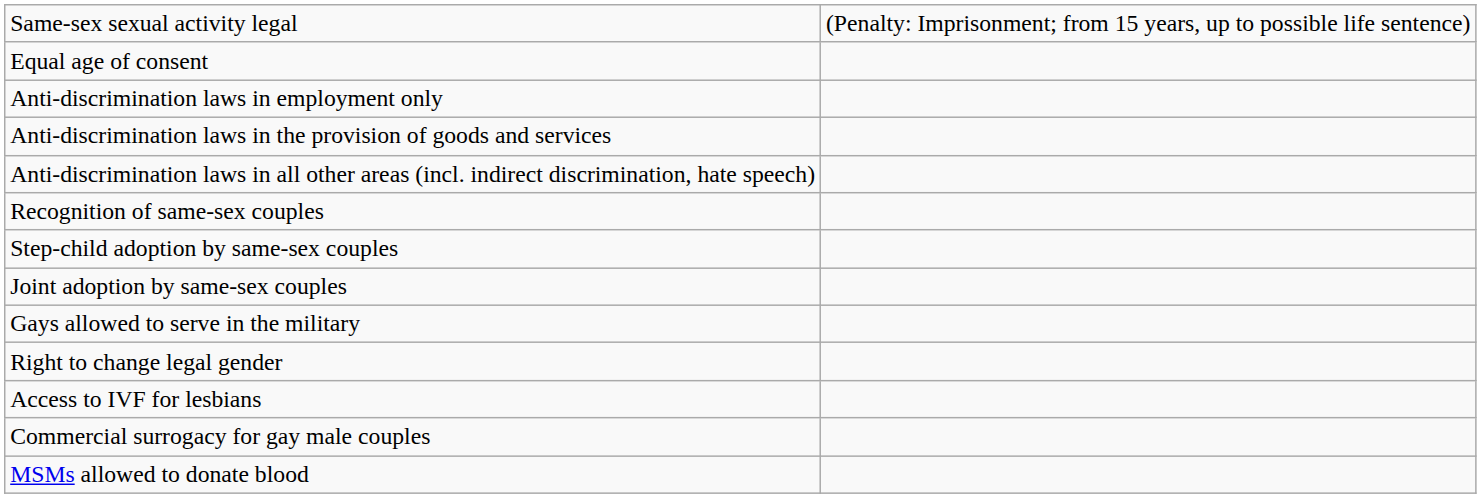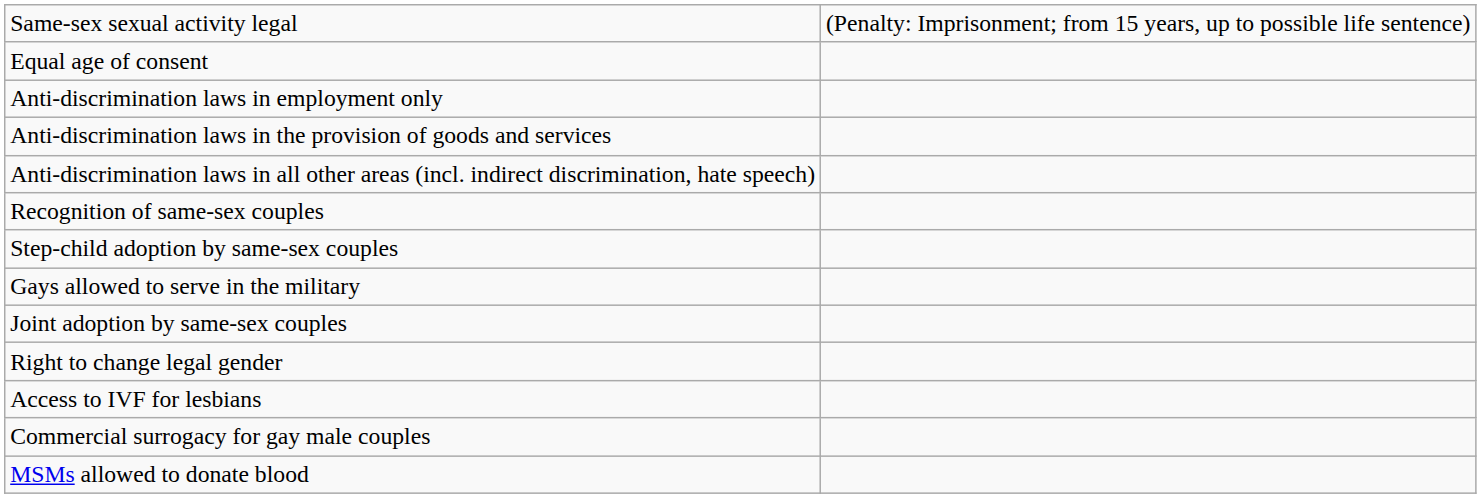rows swapped: (179, 286) <-> (185, 323)
